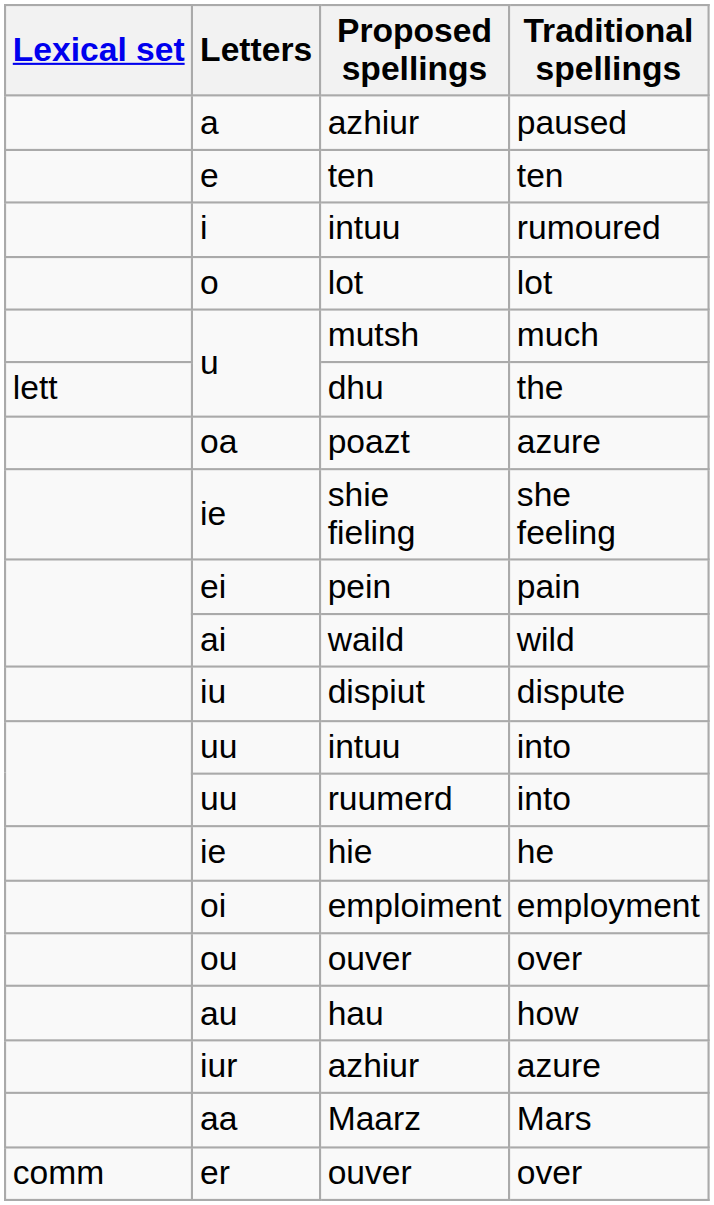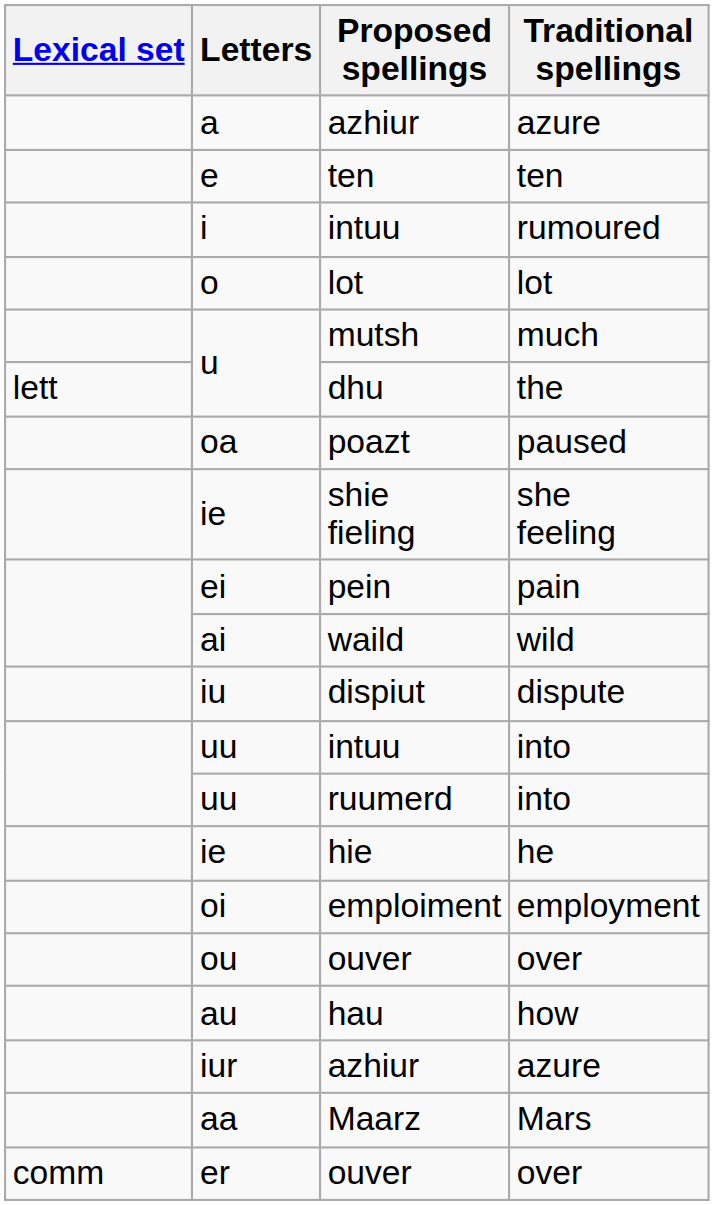(572, 122) paused -> (559, 122) azure
(559, 441) azure -> (572, 441) paused
